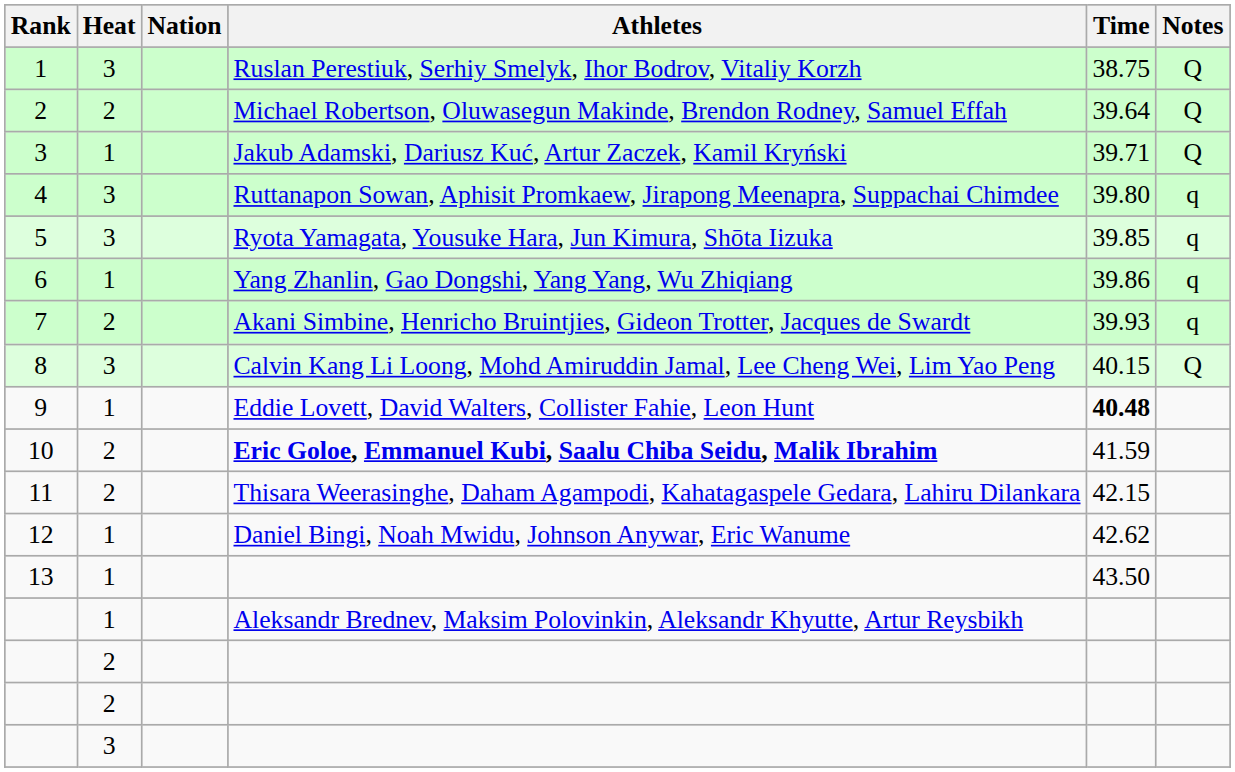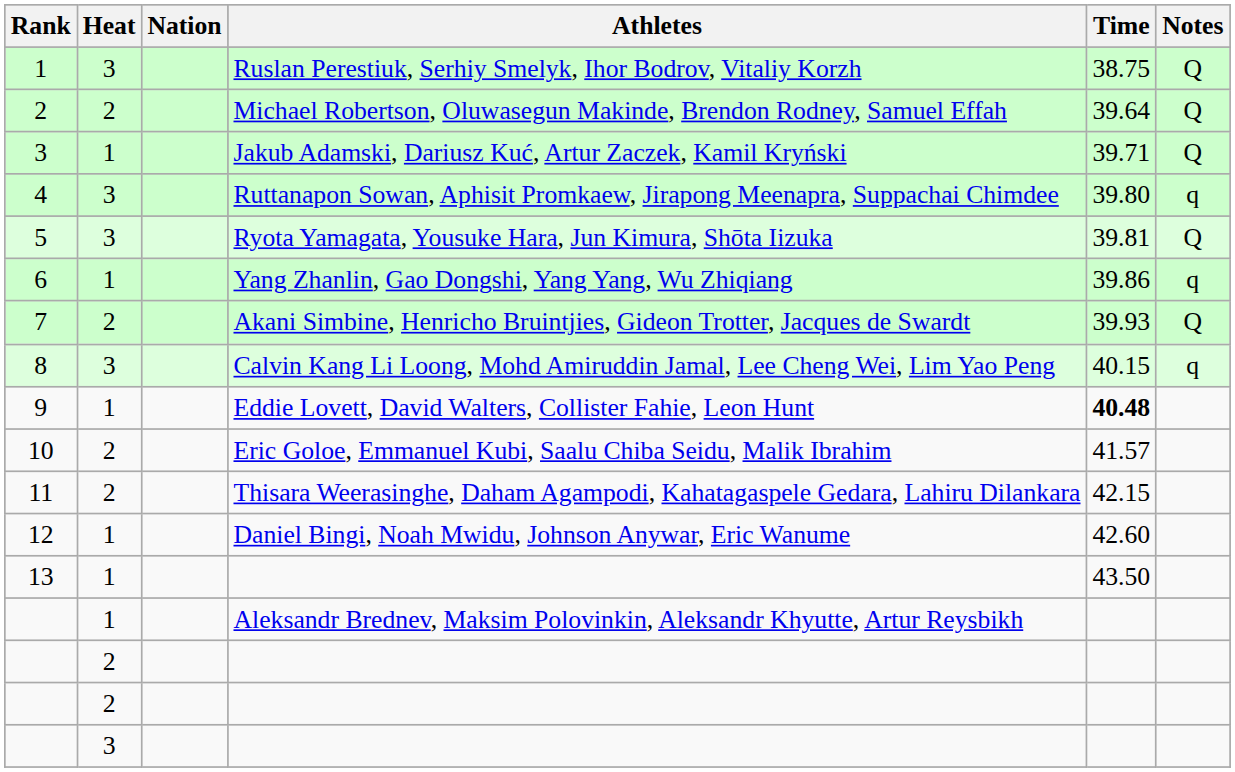(1121, 237) 39.85 -> (1121, 237) 39.81
(1193, 237) q -> (1193, 237) Q
(1193, 322) q -> (1193, 322) Q
(1193, 364) Q -> (1193, 364) q
(585, 449) bold -> (562, 449) normal
(1121, 449) 41.59 -> (1121, 449) 41.57
(1121, 534) 42.62 -> (1121, 534) 42.60
